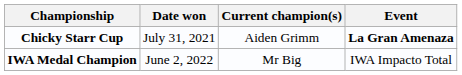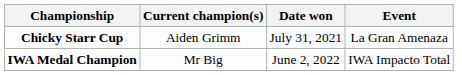columns swapped: (282, 15) <-> (179, 15)
(401, 37) bold -> (399, 37) normal
